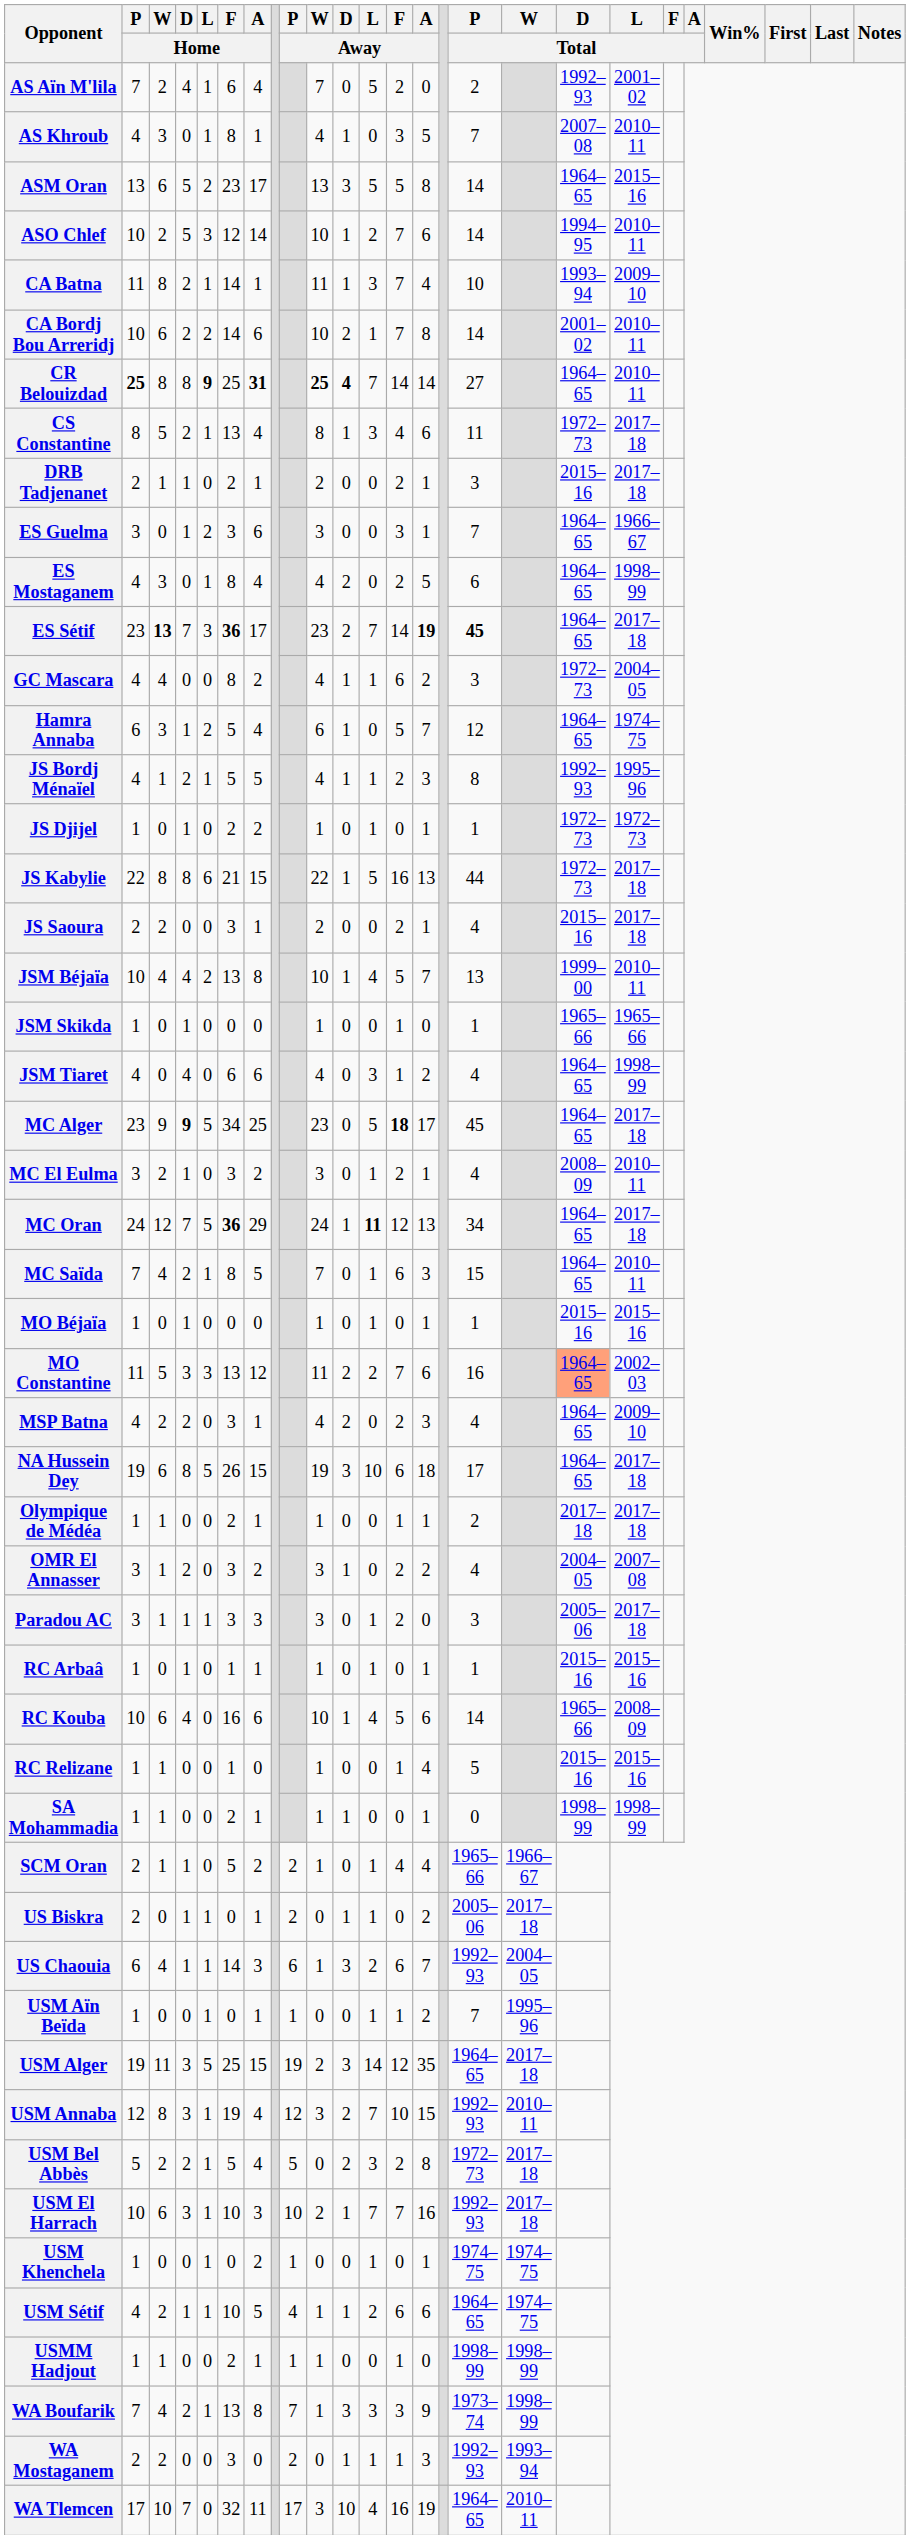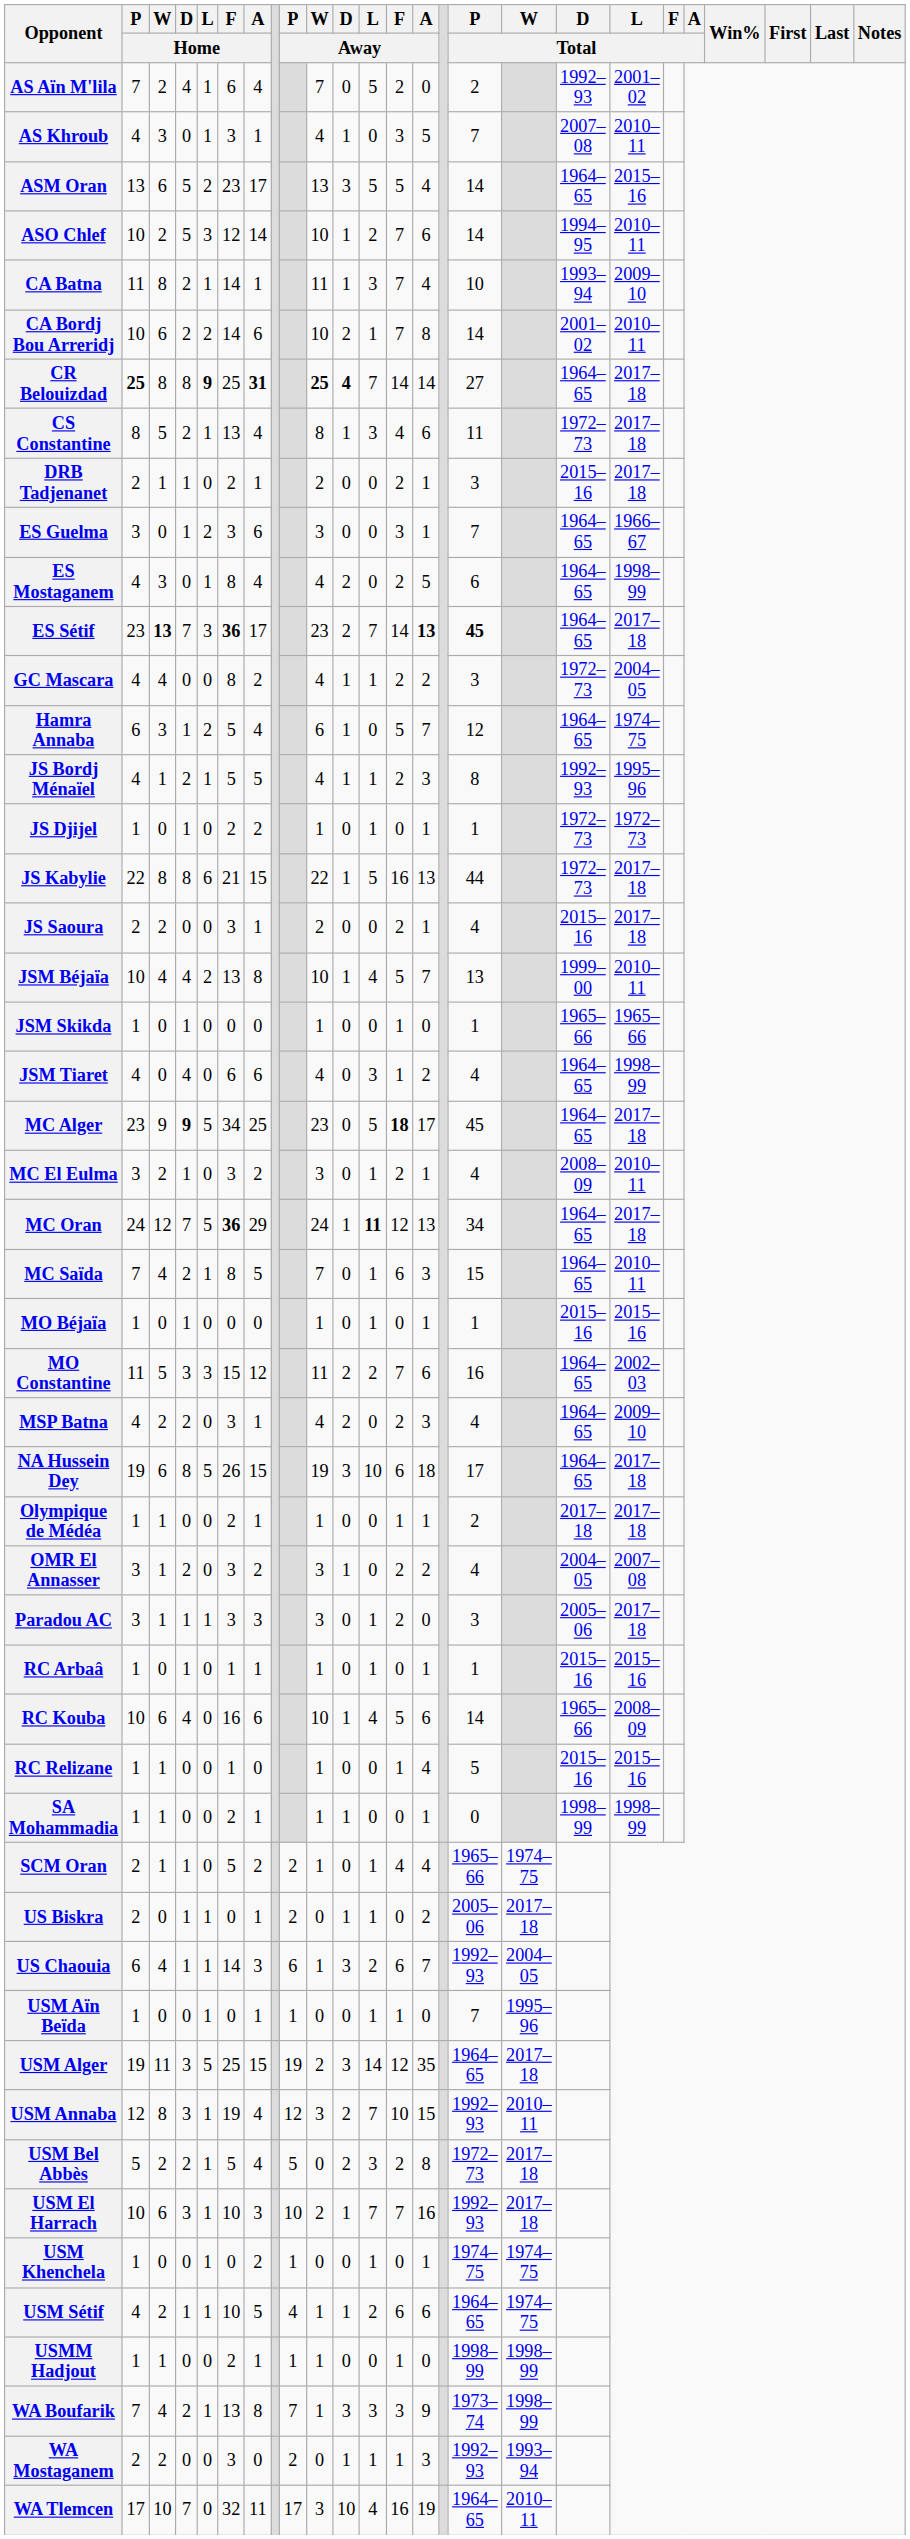(231, 136) 8 -> (231, 136) 3
(426, 185) 8 -> (426, 185) 4
(637, 383) 2010–11 -> (637, 383) 2017–18
(426, 631) 19 -> (426, 631) 13
(399, 680) 6 -> (399, 680) 2
(231, 1372) 13 -> (231, 1372) 15
(583, 1372) lightsalmon background -> (583, 1372) no background
(529, 1867) 1966–67 -> (529, 1867) 1974–75
(426, 2015) 2 -> (426, 2015) 0
